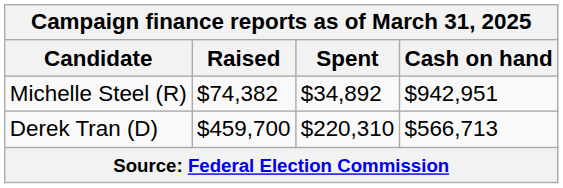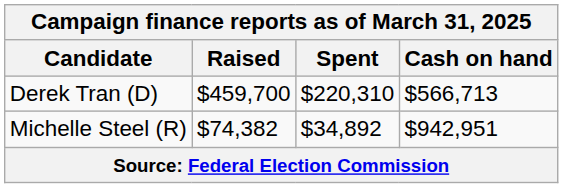rows swapped: (98, 93) <-> (84, 128)
